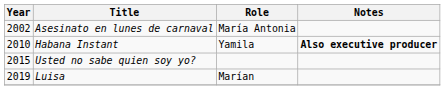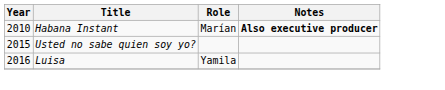- row: (124, 29)
(236, 45) Yamila -> (218, 29) Marían
(19, 77) 2019 -> (19, 61) 2016
(236, 77) Marían -> (218, 61) Yamila
